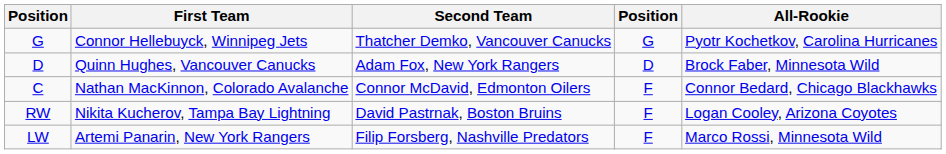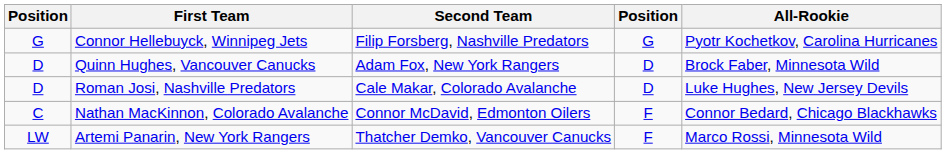(483, 40) Thatcher Demko, Vancouver Canucks -> (472, 40) Filip Forsberg, Nashville Predators
+ row: (185, 88)
- row: (203, 112)
(472, 137) Filip Forsberg, Nashville Predators -> (483, 137) Thatcher Demko, Vancouver Canucks
